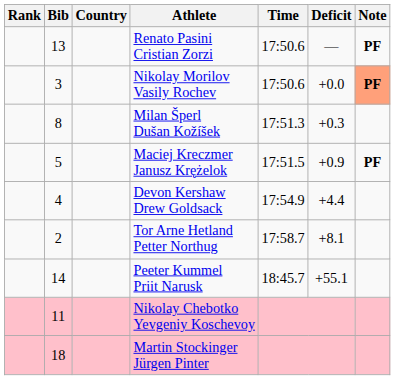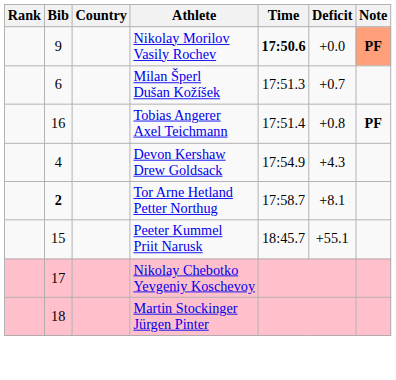- row: (173, 46)
(58, 84) 3 -> (58, 46) 9
(283, 84) normal -> (284, 46) bold
(58, 123) 8 -> (58, 84) 6
(331, 123) +0.3 -> (332, 84) +0.7
+ row: (180, 123)
- row: (183, 162)
(331, 200) +4.4 -> (332, 162) +4.3
(58, 239) normal -> (58, 200) bold
(58, 278) 14 -> (58, 239) 15
(58, 316) 11 -> (58, 278) 17
